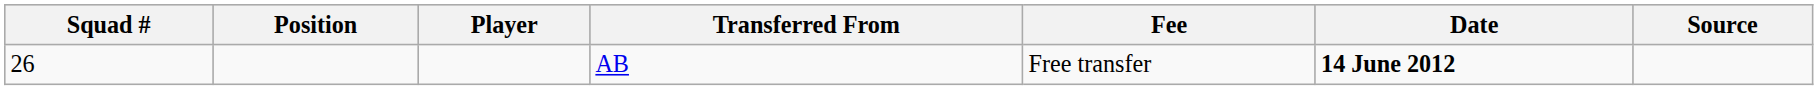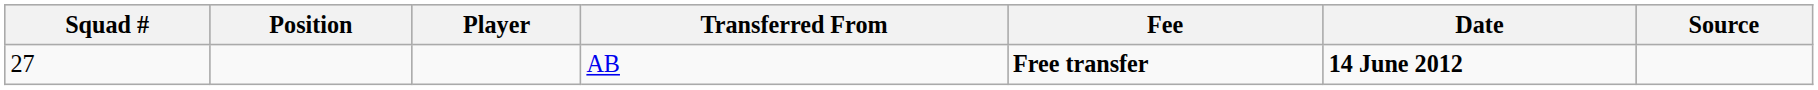(22, 64) 26 -> (22, 64) 27
(1090, 64) normal -> (1081, 64) bold
